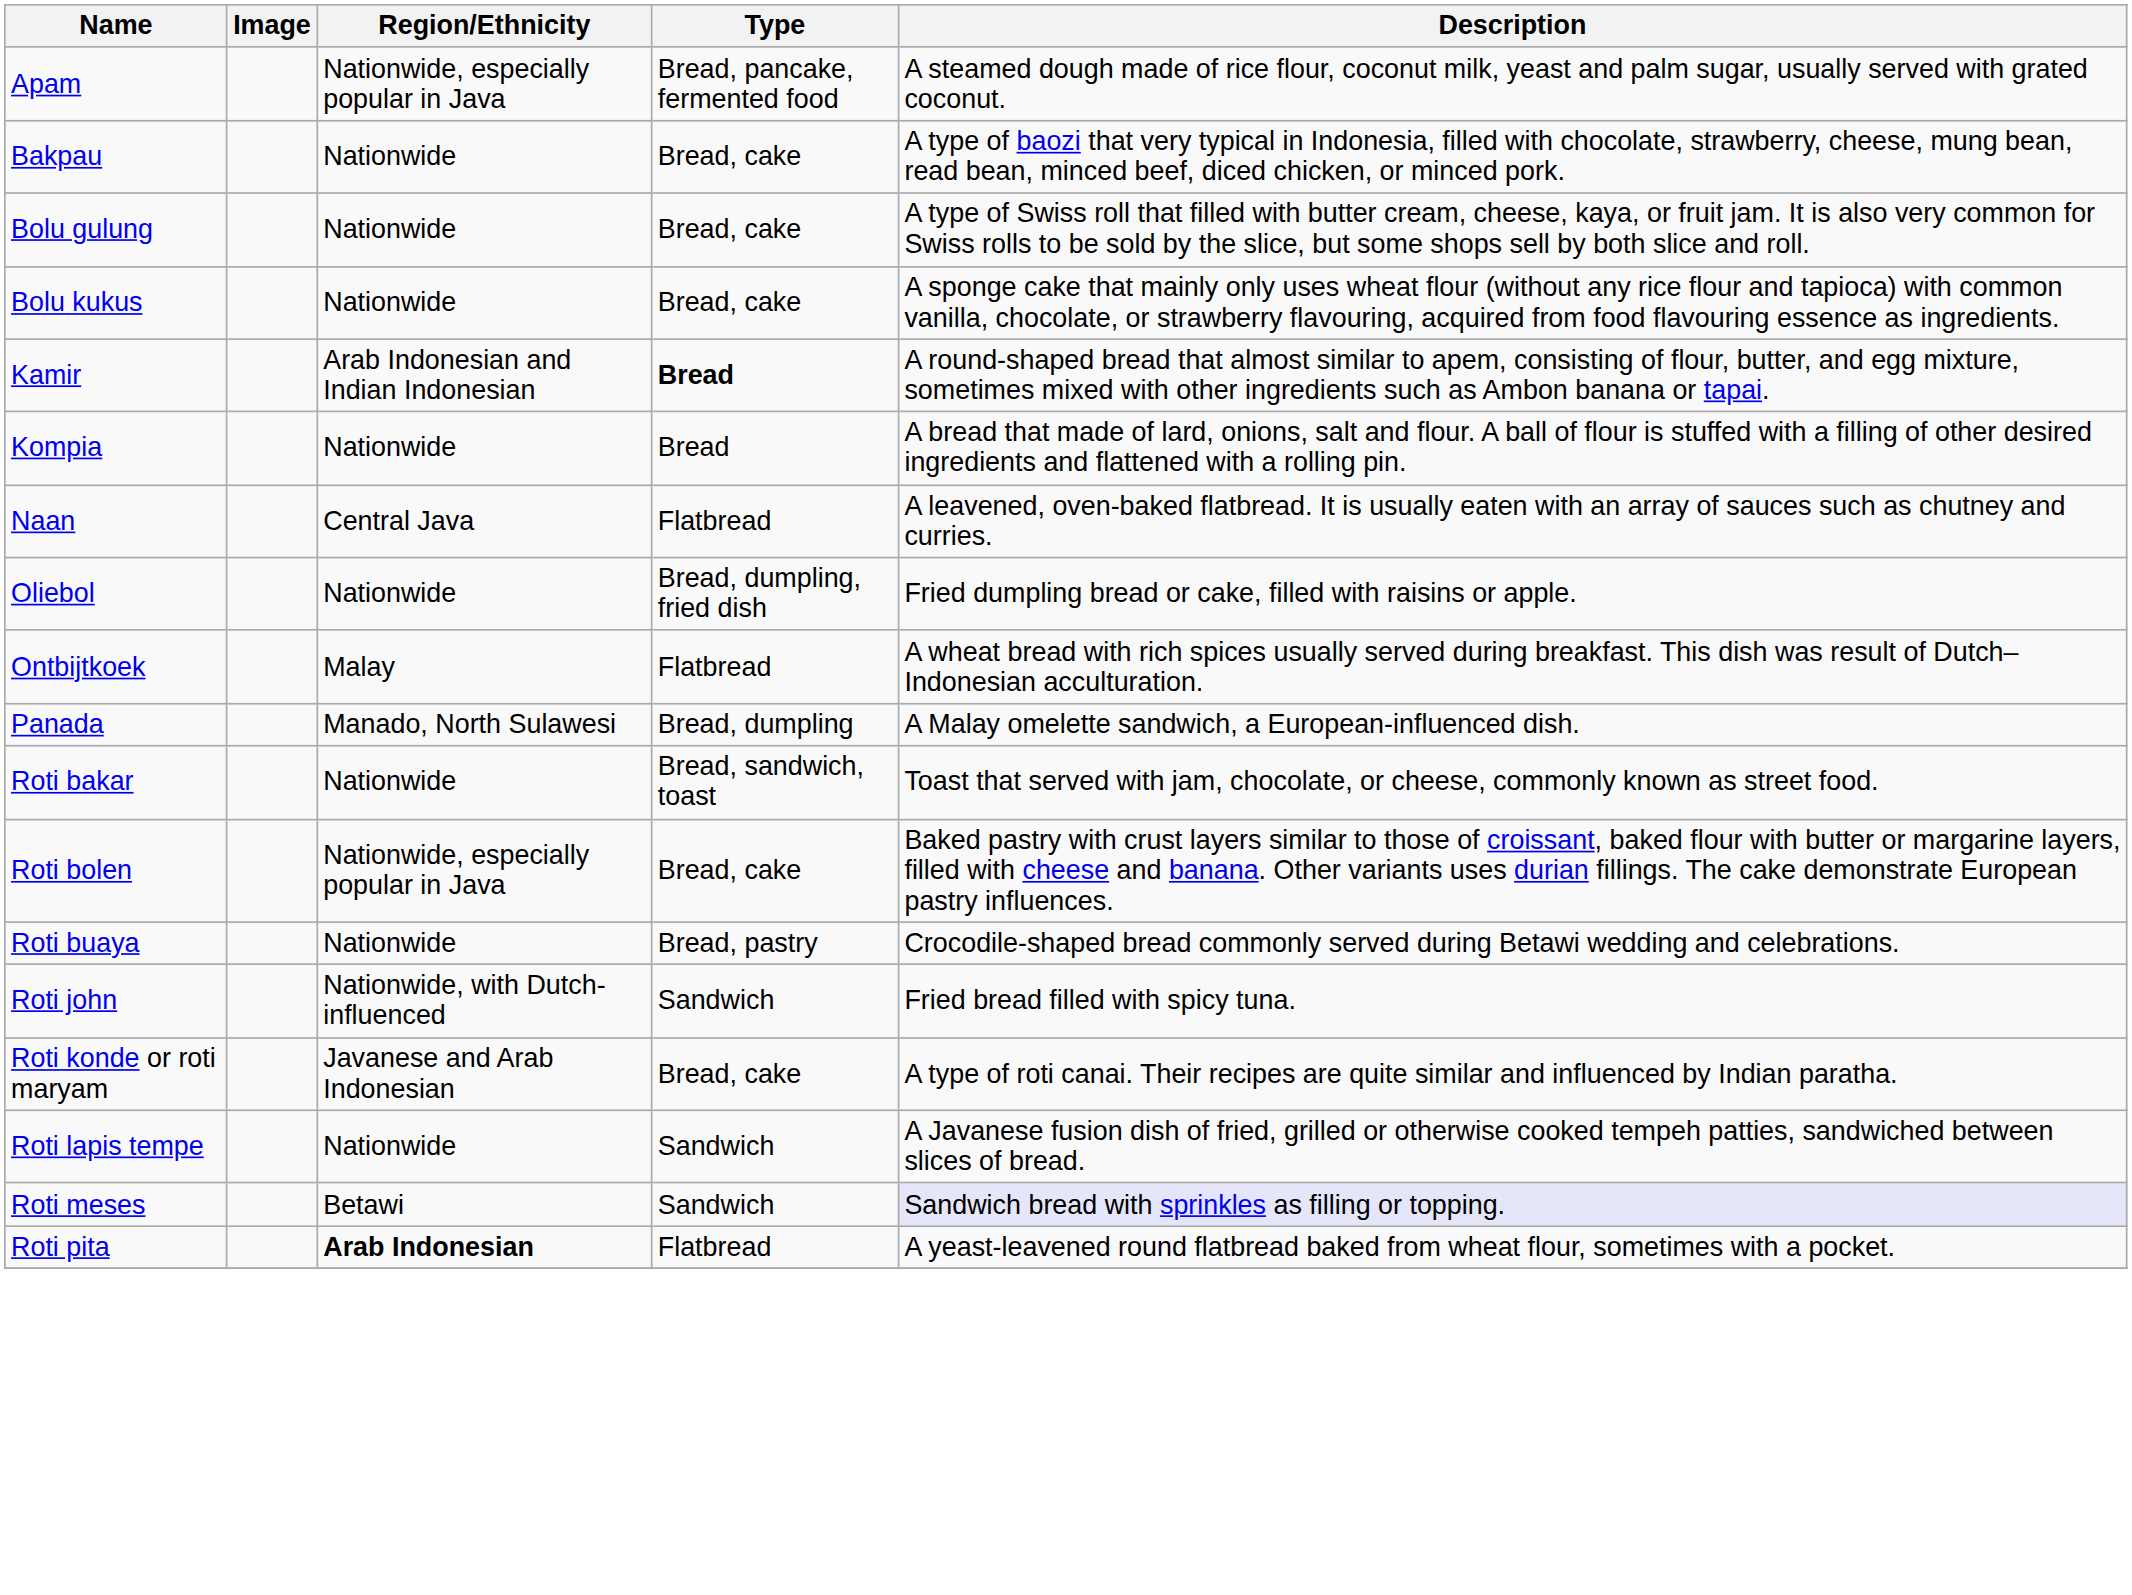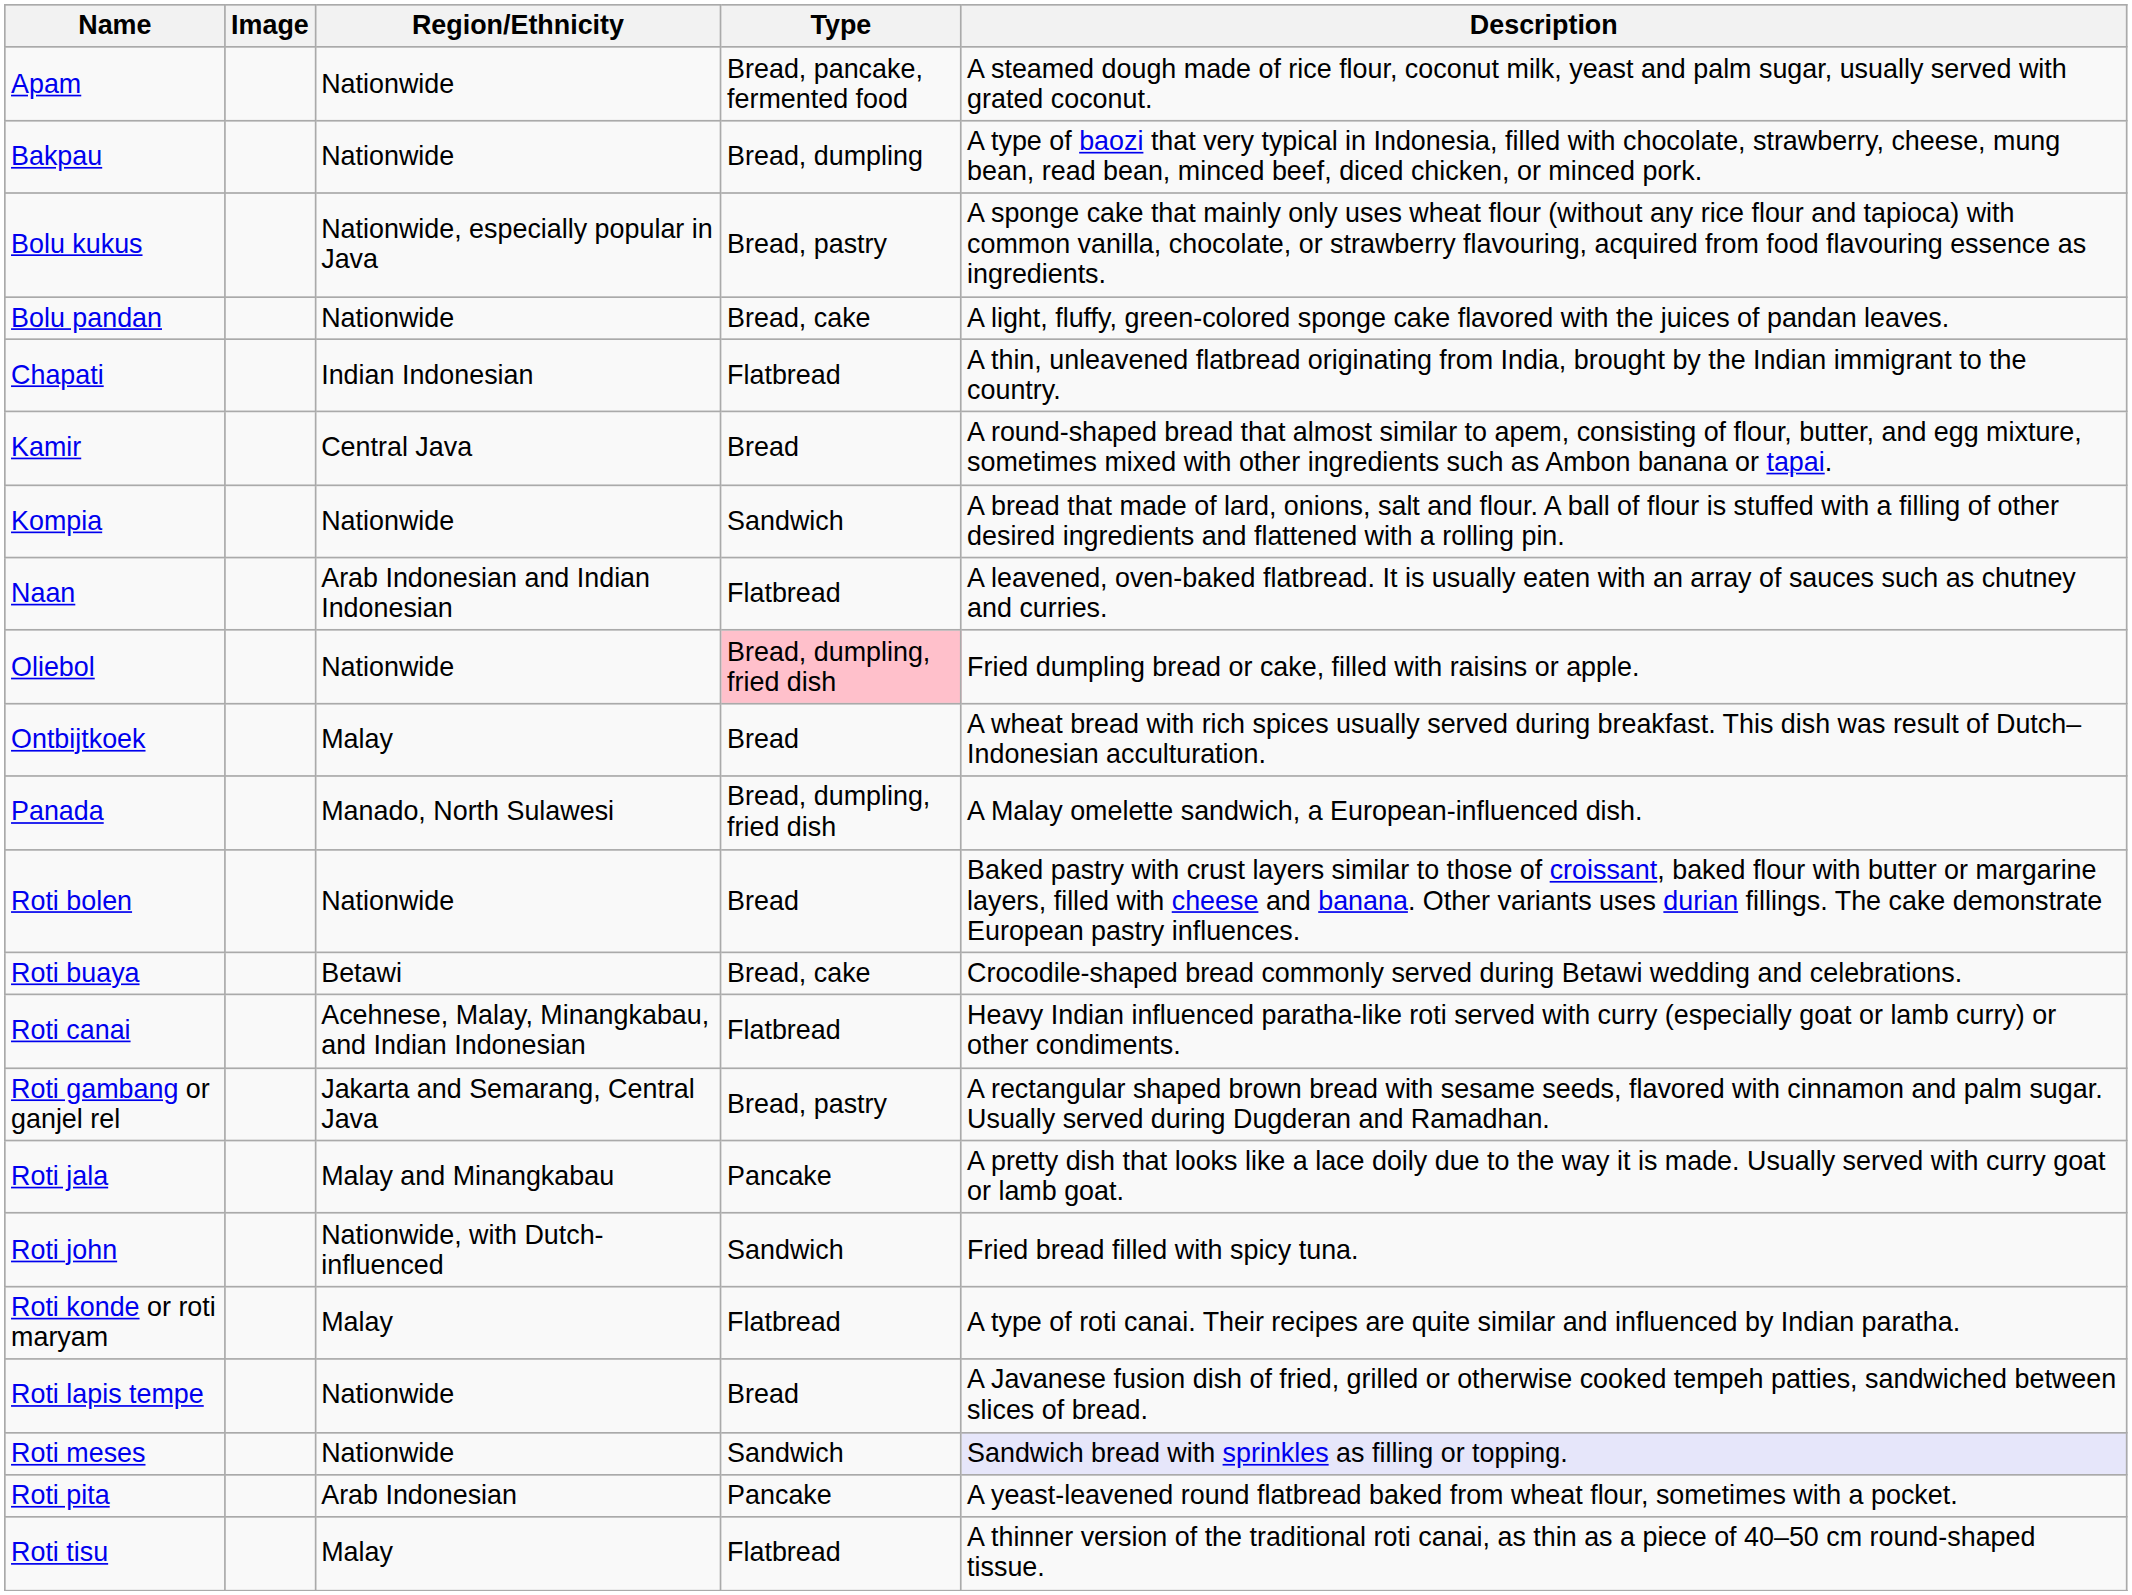(456, 83) Nationwide, especially popular in Java -> (388, 83) Nationwide
(730, 156) Bread, cake -> (825, 156) Bread, dumpling
- row: (82, 229)
(390, 302) Nationwide -> (517, 244) Nationwide, especially popular in Java
(730, 302) Bread, cake -> (807, 244) Bread, pastry
+ row: (87, 317)
+ row: (57, 375)
(447, 375) Arab Indonesian and Indian Indonesian -> (397, 447) Central Java
(696, 375) bold -> (763, 447) normal
(694, 447) Bread -> (785, 520) Sandwich
(399, 520) Central Java -> (486, 593) Arab Indonesian and Indian Indonesian
(759, 593) no background -> (829, 666) pink background
(715, 666) Flatbread -> (763, 739) Bread
(756, 724) Bread, dumpling -> (829, 812) Bread, dumpling, fried dish
- row: (72, 782)
(456, 870) Nationwide, especially popular in Java -> (388, 900) Nationwide
(730, 870) Bread, cake -> (763, 900) Bread
(390, 942) Nationwide -> (362, 973) Betawi
(738, 942) Bread, pastry -> (799, 973) Bread, cake
+ row: (71, 1030)
+ row: (110, 1103)
+ row: (60, 1176)
(438, 1073) Javanese and Arab Indonesian -> (357, 1322) Malay
(730, 1073) Bread, cake -> (784, 1322) Flatbread
(716, 1146) Sandwich -> (763, 1395) Bread
(364, 1204) Betawi -> (388, 1452) Nationwide
(429, 1246) bold -> (419, 1495) normal
(715, 1246) Flatbread -> (779, 1495) Pancake
+ row: (60, 1553)
